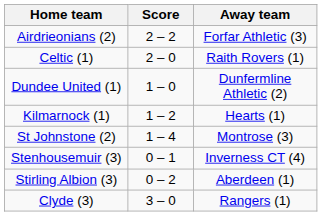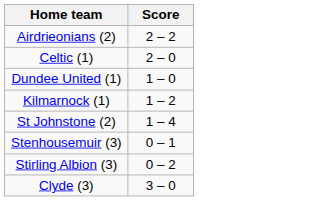- column: (255, 15)
